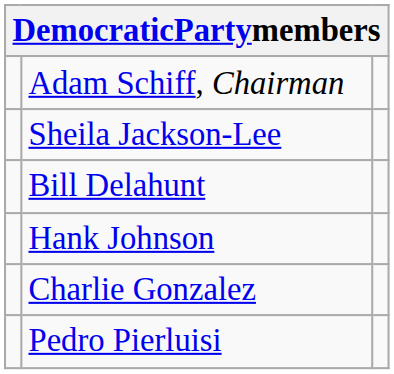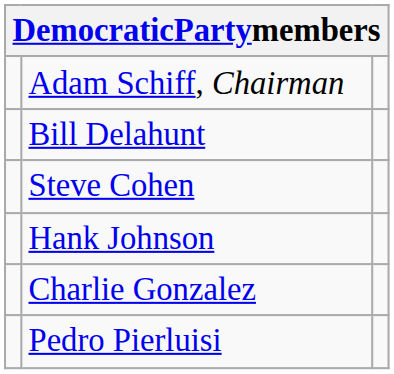- row: (155, 133)
+ row: (111, 185)
